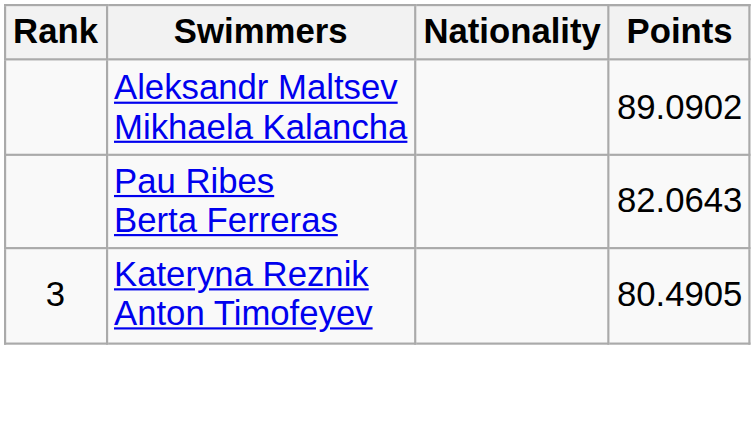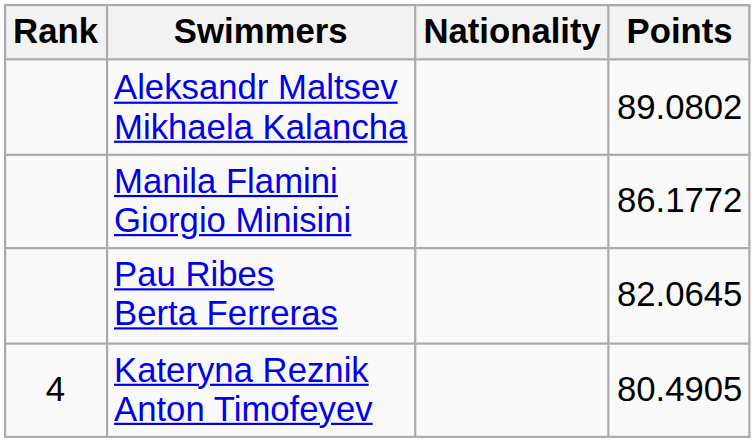(680, 106) 89.0902 -> (680, 106) 89.0802
+ row: (233, 200)
(680, 200) 82.0643 -> (680, 294) 82.0645
(56, 294) 3 -> (56, 388) 4
